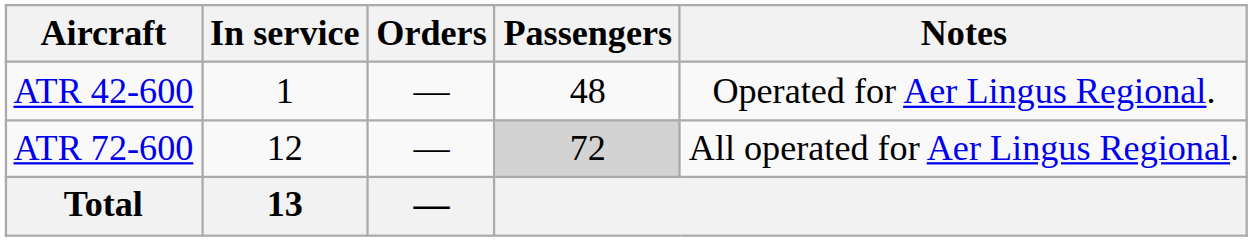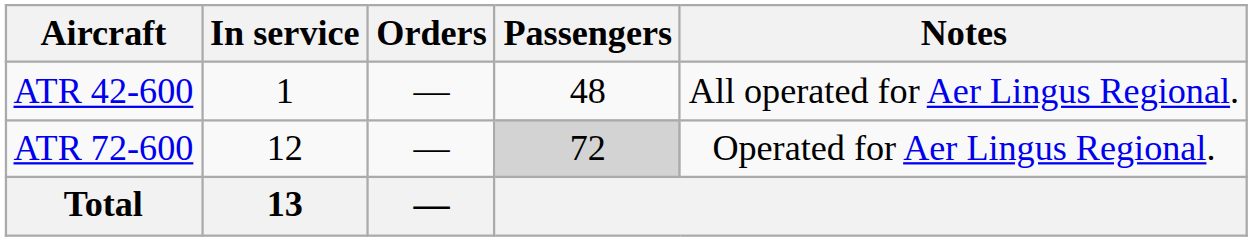(964, 90) Operated for Aer Lingus Regional. -> (964, 90) All operated for Aer Lingus Regional.
(964, 147) All operated for Aer Lingus Regional. -> (964, 147) Operated for Aer Lingus Regional.
